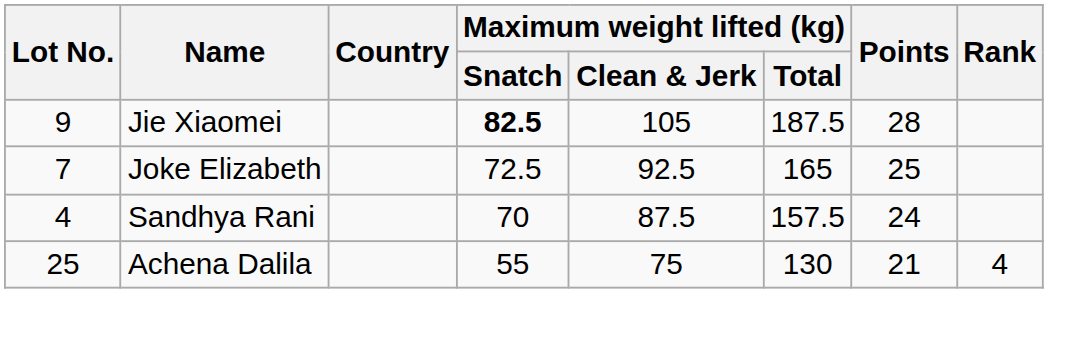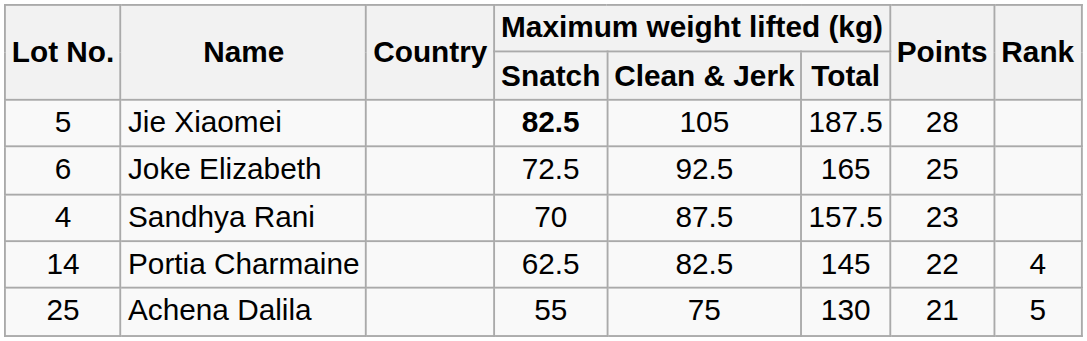(63, 122) 9 -> (63, 122) 5
(63, 169) 7 -> (63, 169) 6
(904, 216) 24 -> (942, 216) 23
+ row: (244, 264)
(1000, 264) 4 -> (1038, 311) 5
